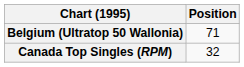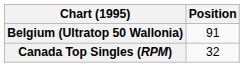(213, 33) 71 -> (213, 33) 91
